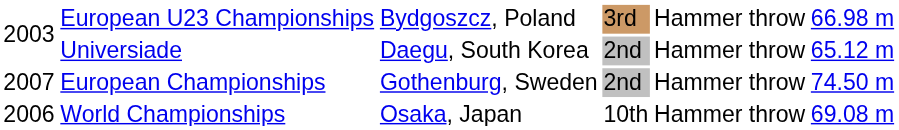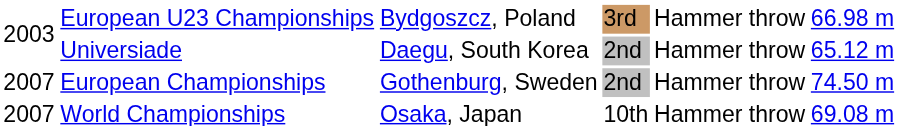(29, 114) 2006 -> (29, 114) 2007
